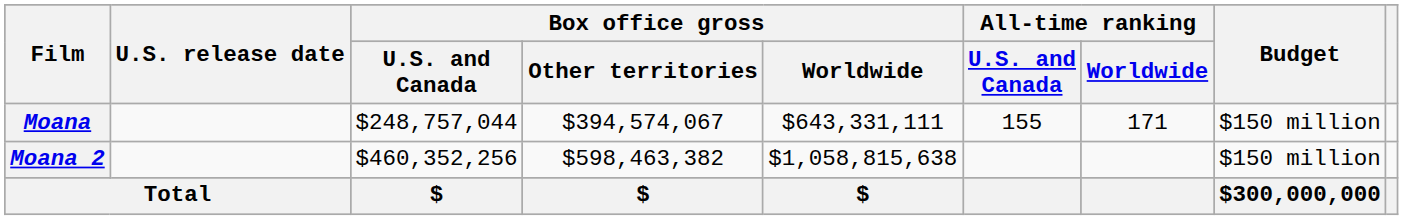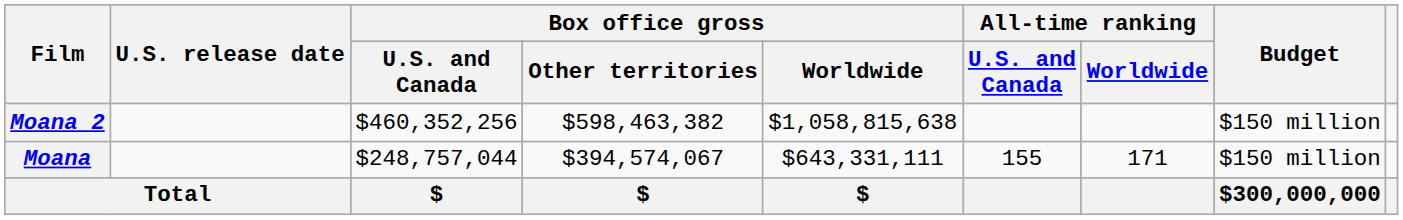rows swapped: (57, 122) <-> (57, 159)
